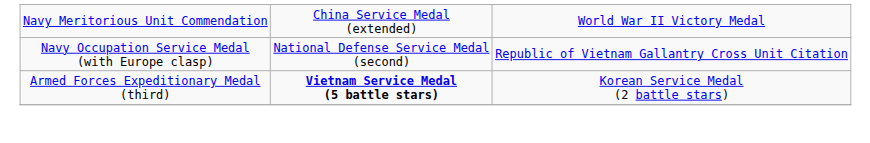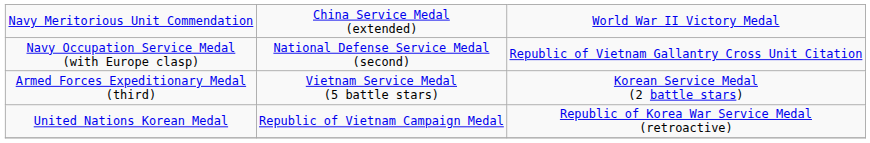(381, 88) bold -> (381, 88) normal
+ row: (131, 121)
